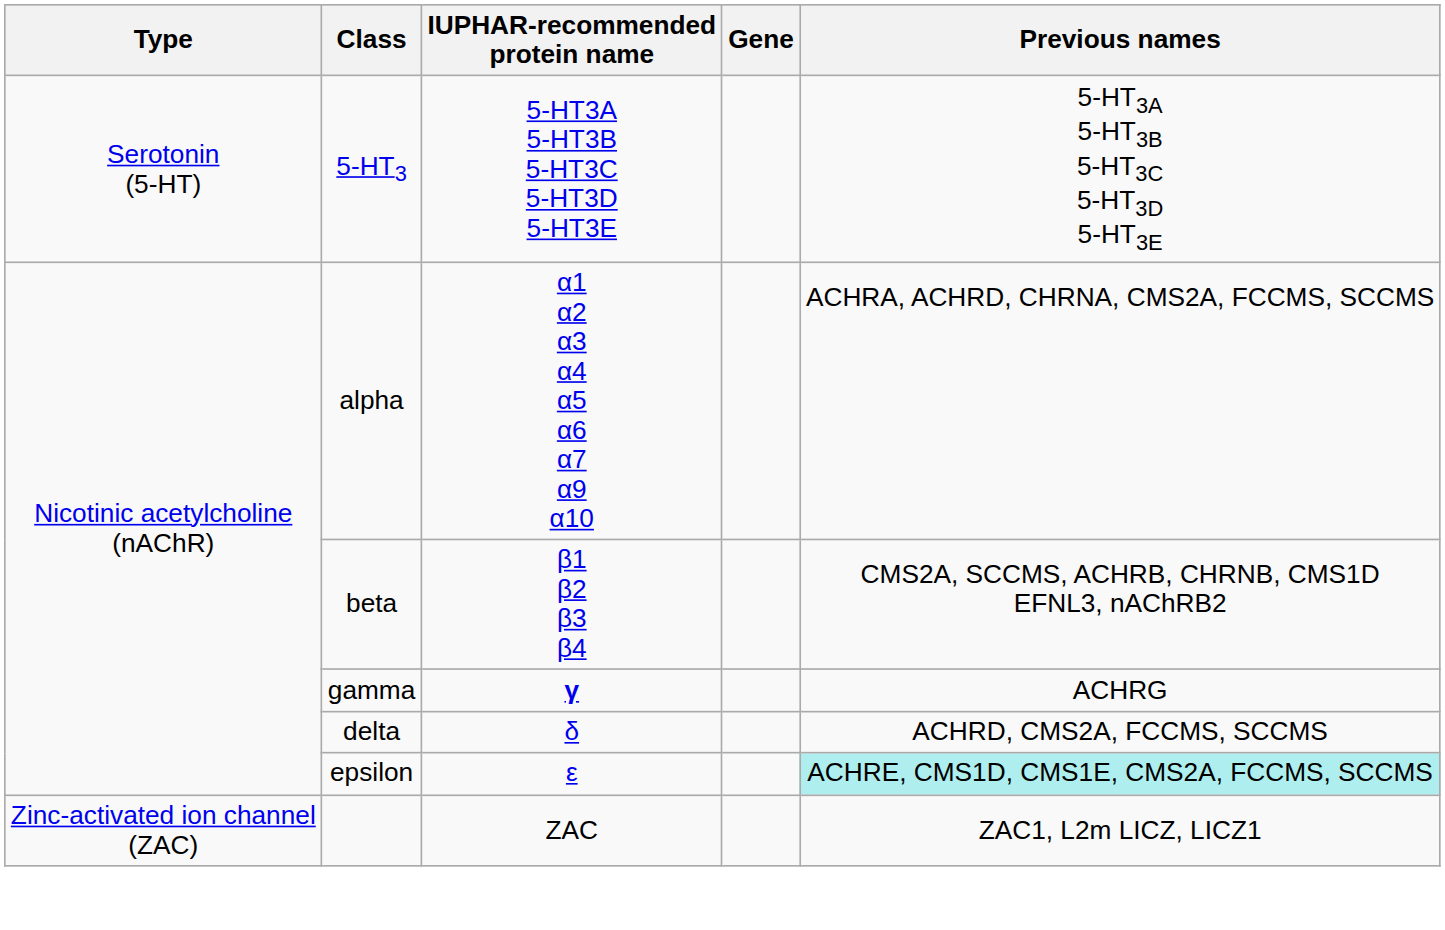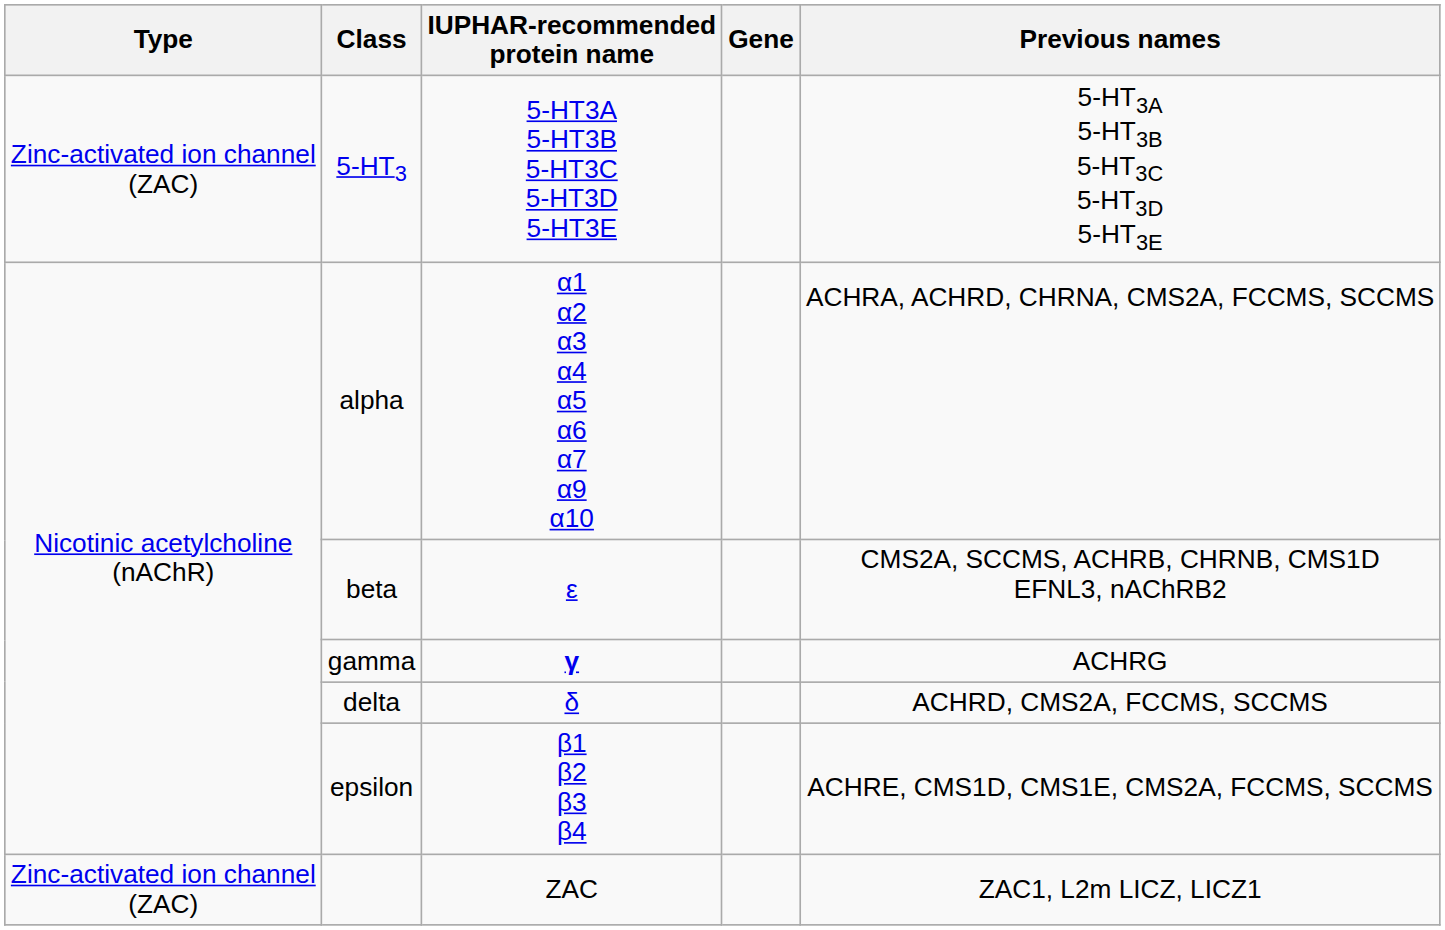(163, 168) Serotonin (5-HT) -> (163, 168) Zinc-activated ion channel (ZAC)
(572, 604) β1 β2 β3 β4 -> (572, 589) ε
(572, 773) ε -> (572, 788) β1 β2 β3 β4
(1120, 773) paleturquoise background -> (1120, 788) no background
